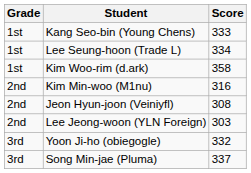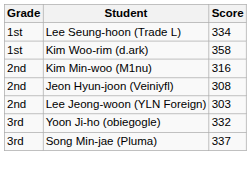- row: (120, 31)
